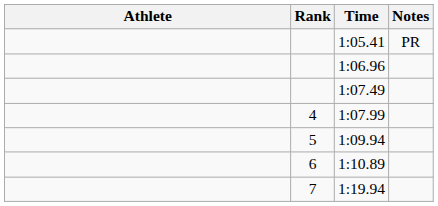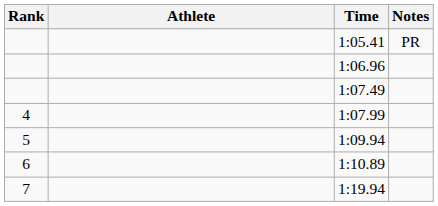columns swapped: (313, 16) <-> (148, 16)
